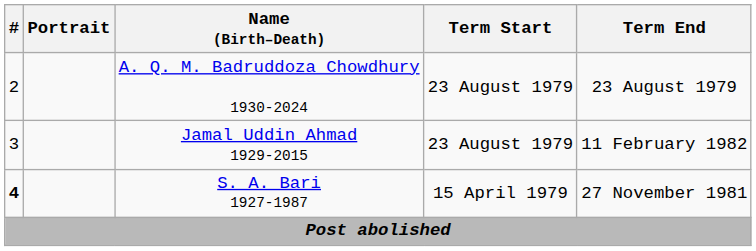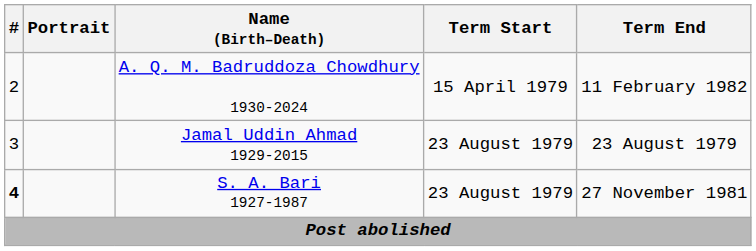(500, 87) 23 August 1979 -> (500, 87) 15 April 1979
(664, 87) 23 August 1979 -> (664, 87) 11 February 1982
(664, 145) 11 February 1982 -> (664, 145) 23 August 1979
(500, 193) 15 April 1979 -> (500, 193) 23 August 1979
